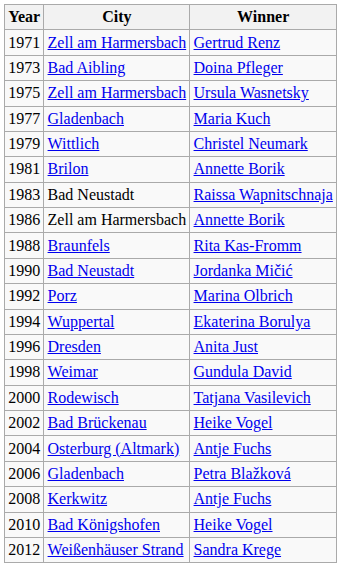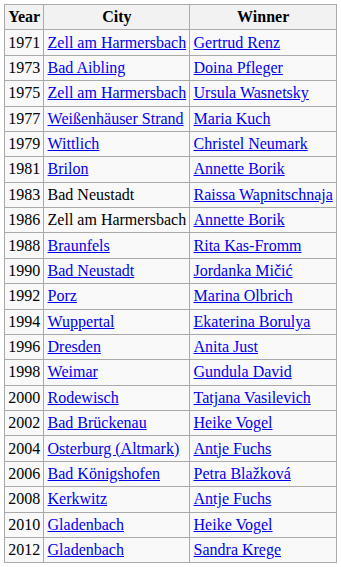(86, 118) Gladenbach -> (116, 118) Weißenhäuser Strand
(86, 473) Gladenbach -> (104, 473) Bad Königshofen
(104, 524) Bad Königshofen -> (86, 524) Gladenbach
(116, 550) Weißenhäuser Strand -> (86, 550) Gladenbach
